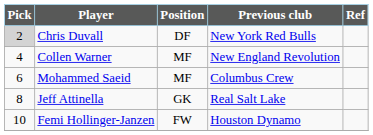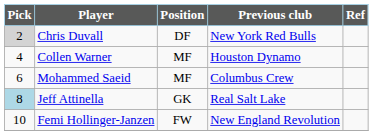(275, 57) New England Revolution -> (255, 57) Houston Dynamo
(19, 99) no background -> (19, 99) lightblue background
(255, 120) Houston Dynamo -> (275, 120) New England Revolution
